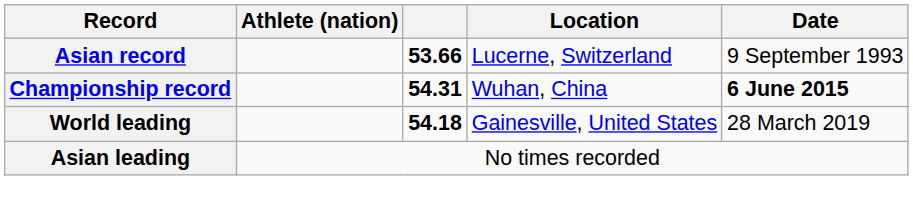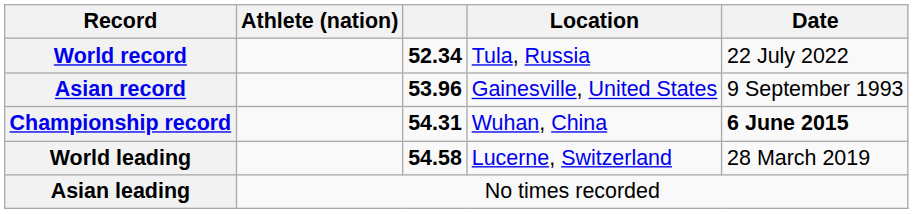+ row: (120, 55)
(435, 55) 53.66 -> (435, 89) 53.96
(572, 55) Lucerne, Switzerland -> (594, 89) Gainesville, United States
(435, 123) 54.18 -> (435, 157) 54.58
(594, 123) Gainesville, United States -> (572, 157) Lucerne, Switzerland
